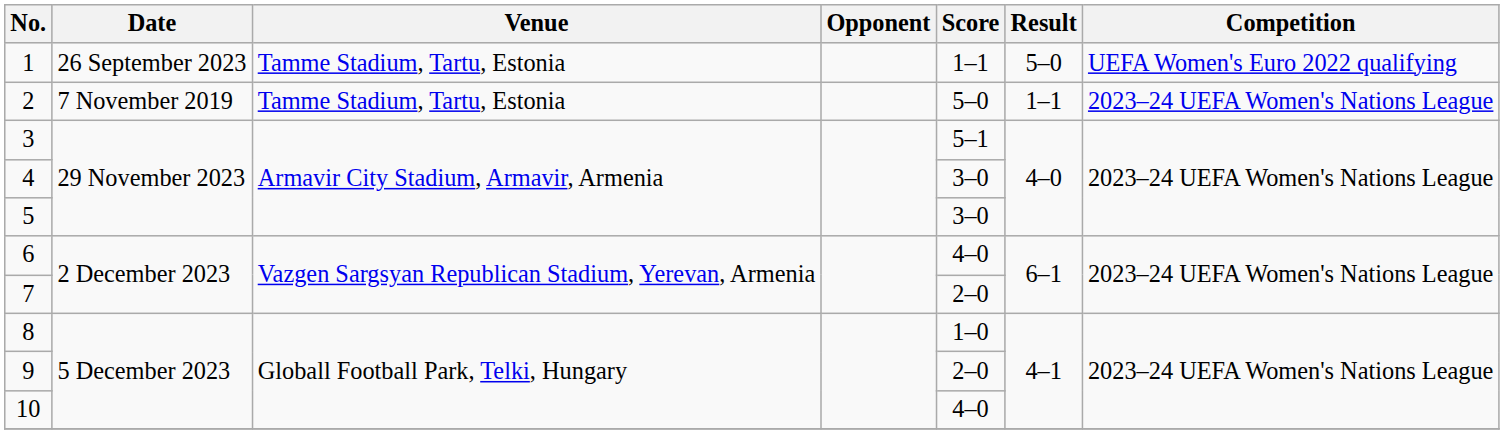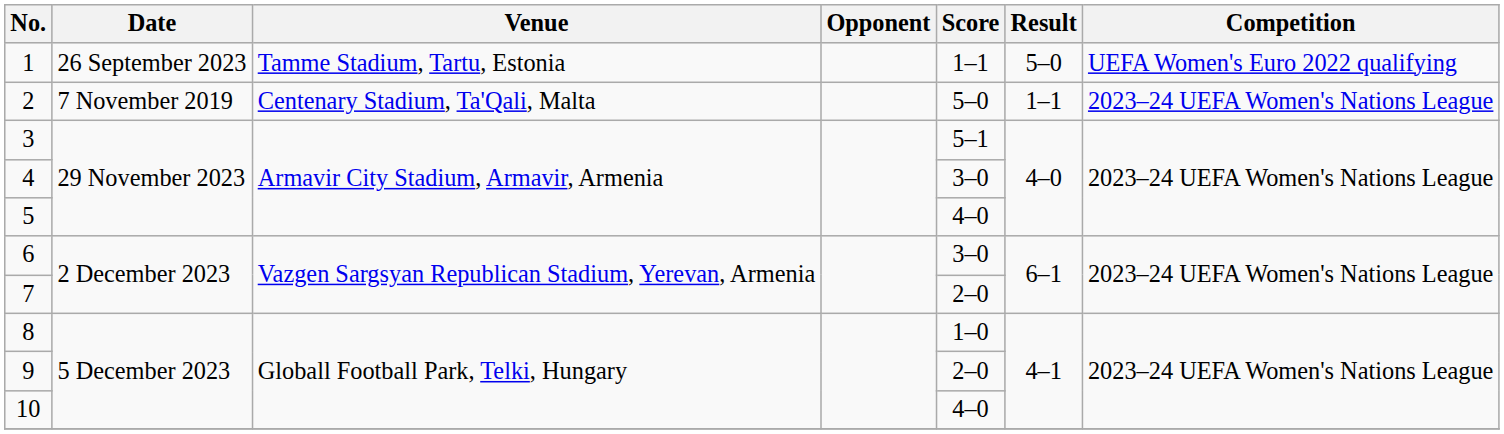(412, 100) Tamme Stadium, Tartu, Estonia -> (427, 100) Centenary Stadium, Ta'Qali, Malta
(970, 216) 3–0 -> (970, 216) 4–0
(970, 255) 4–0 -> (970, 255) 3–0
